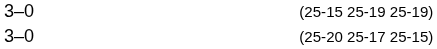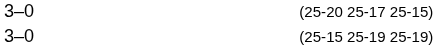rows swapped: (366, 37) <-> (366, 12)
